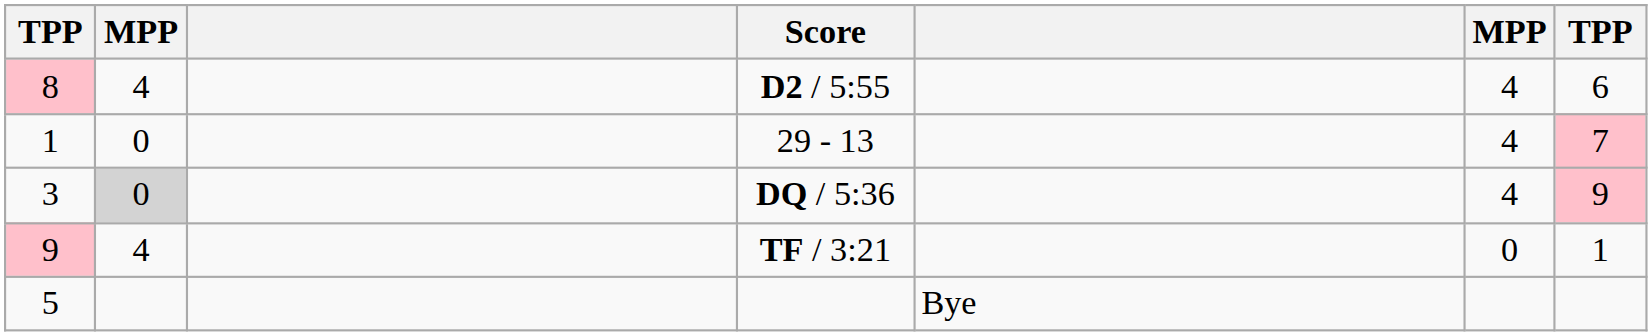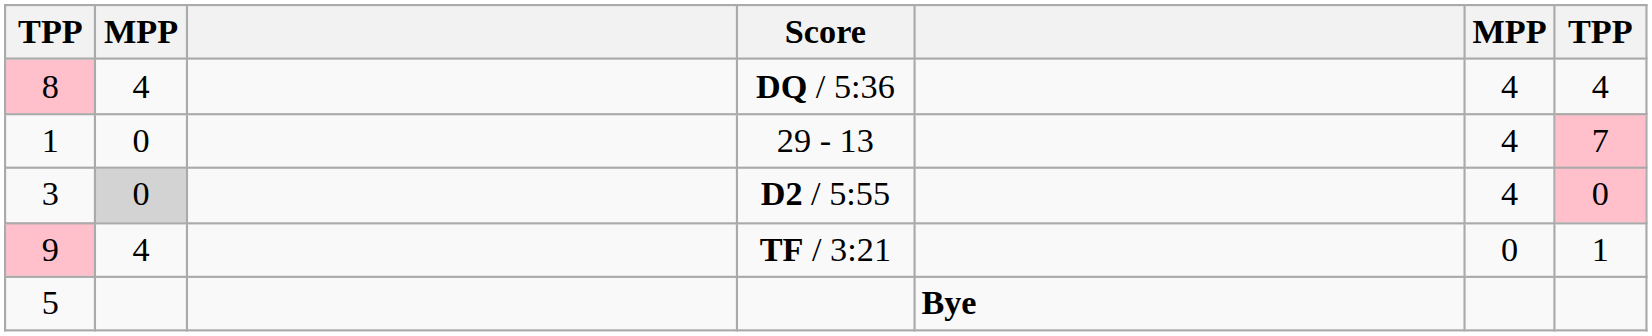(825, 85) D2 / 5:55 -> (825, 85) DQ / 5:36
(1600, 85) 6 -> (1600, 85) 4
(825, 194) DQ / 5:36 -> (825, 194) D2 / 5:55
(1600, 194) 9 -> (1600, 194) 0
(949, 303) normal -> (949, 303) bold
